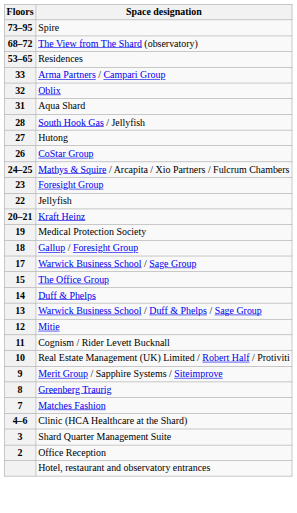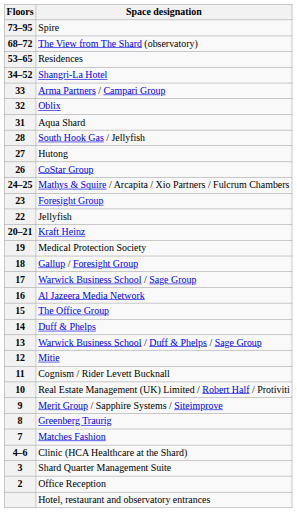+ row: (20, 75)
+ row: (20, 295)
